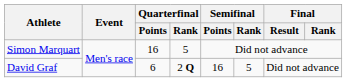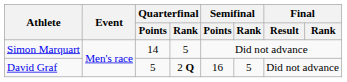(153, 49) 16 -> (153, 49) 14
(153, 67) 6 -> (153, 67) 5
